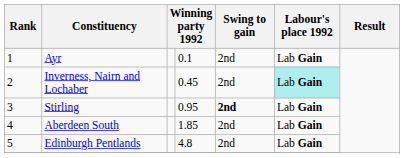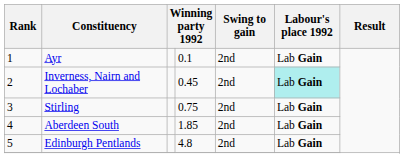(188, 107) 0.95 -> (188, 107) 0.75
(227, 107) bold -> (226, 107) normal
